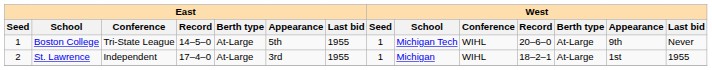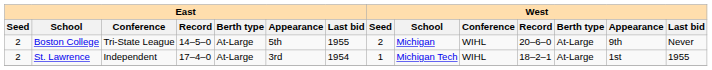(18, 42) 1 -> (18, 42) 2
(380, 42) 1 -> (380, 42) 2
(427, 42) Michigan Tech -> (416, 42) Michigan
(338, 57) 1955 -> (338, 57) 1954
(416, 57) Michigan -> (427, 57) Michigan Tech
